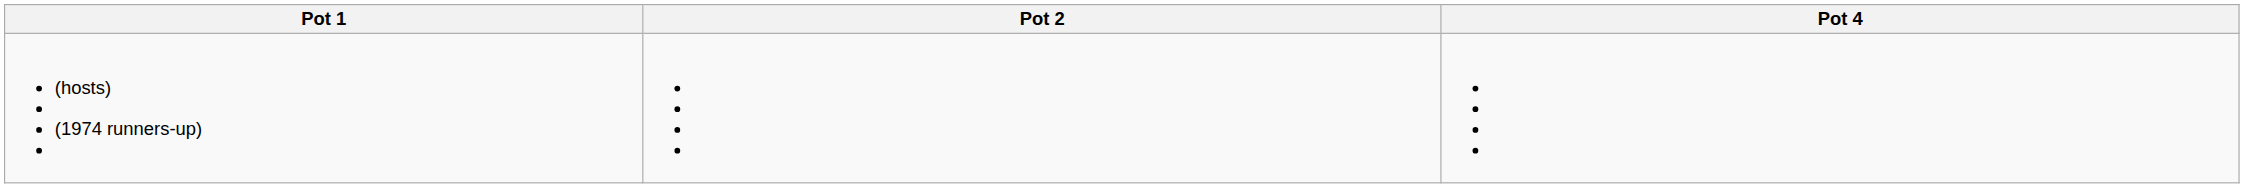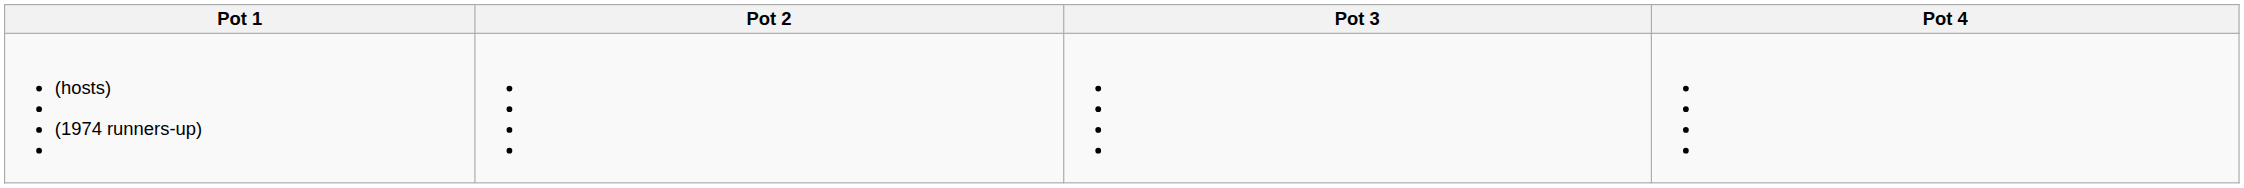+ column: (1357, 19)
